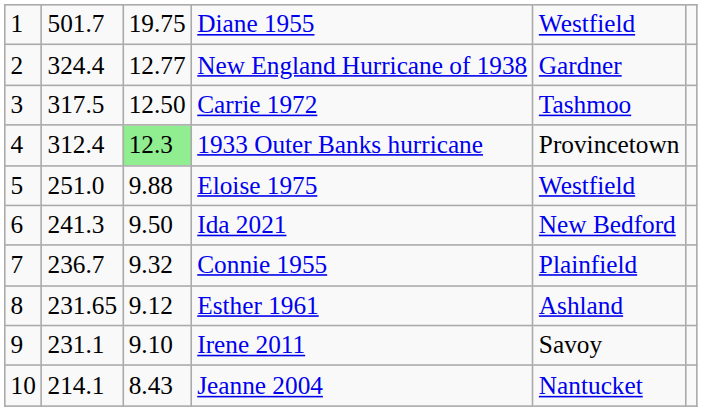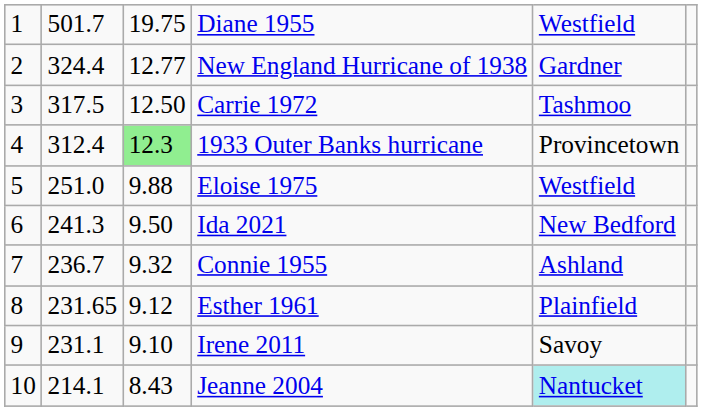(588, 265) Plainfield -> (581, 265) Ashland
(581, 305) Ashland -> (588, 305) Plainfield
(591, 385) no background -> (591, 385) paleturquoise background
